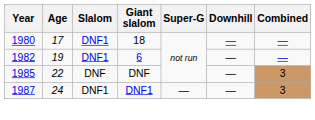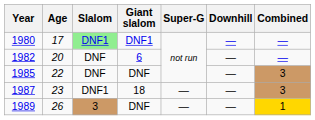(95, 40) no background -> (95, 40) lightgreen background
(139, 40) 18 -> (139, 40) DNF1
(58, 57) 19 -> (58, 57) 20
(95, 57) DNF1 -> (95, 57) DNF
(58, 90) 24 -> (58, 90) 23
(139, 90) DNF1 -> (139, 90) 18
+ row: (23, 106)
